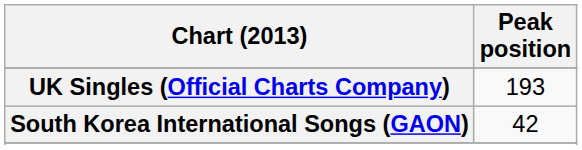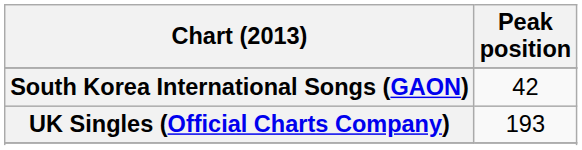rows swapped: (239, 124) <-> (239, 86)
